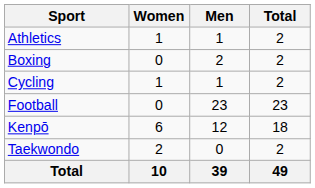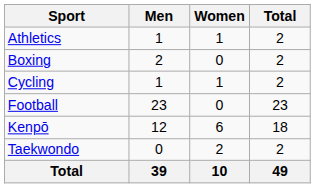columns swapped: (219, 16) <-> (159, 16)
